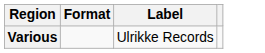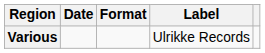+ column: (79, 15)
